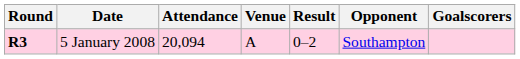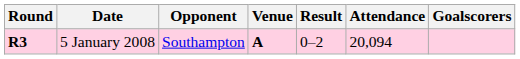columns swapped: (384, 16) <-> (200, 16)
(251, 41) normal -> (258, 41) bold
